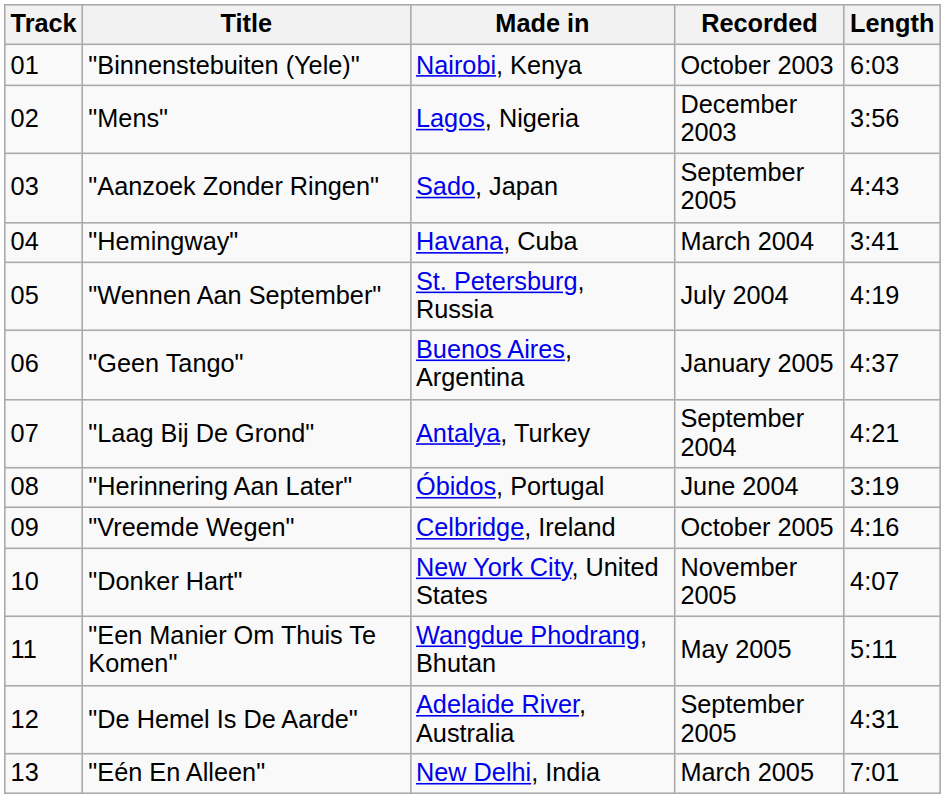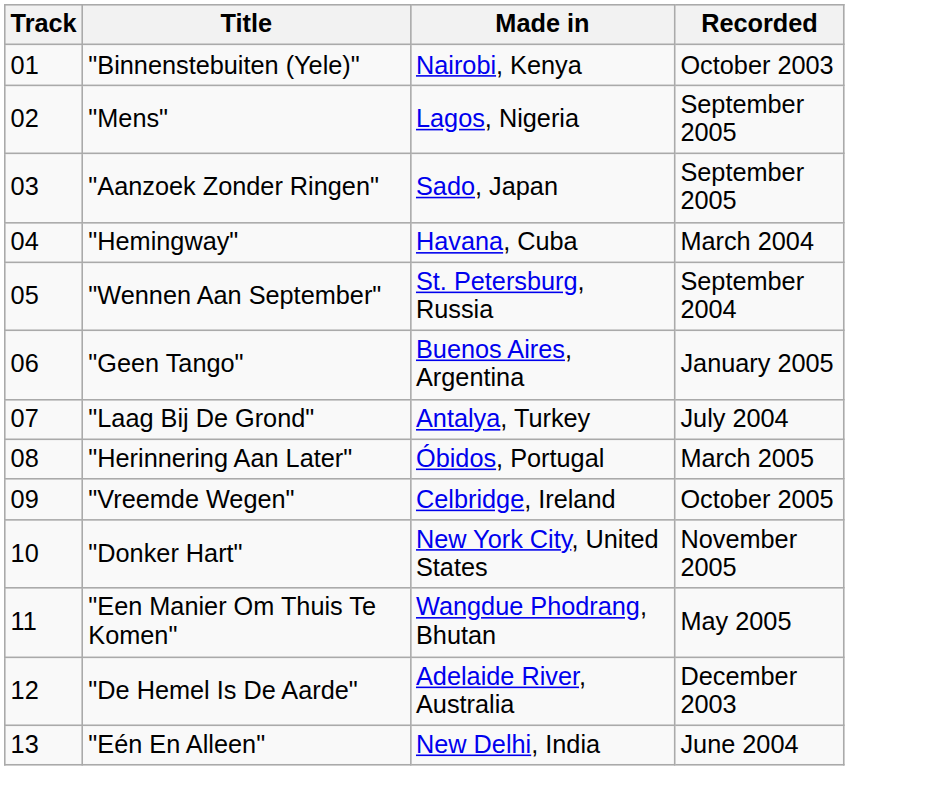- column: (892, 24)
(739, 118) December 2003 -> (742, 118) September 2005
(735, 296) July 2004 -> (742, 296) September 2004
(742, 433) September 2004 -> (735, 418) July 2004
(739, 487) June 2004 -> (747, 459) March 2005
(742, 718) September 2005 -> (739, 690) December 2003
(747, 773) March 2005 -> (739, 744) June 2004
